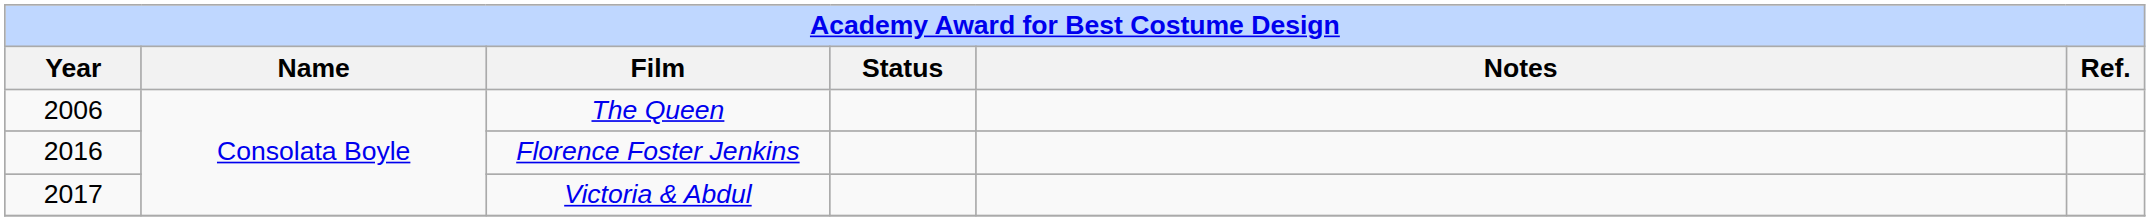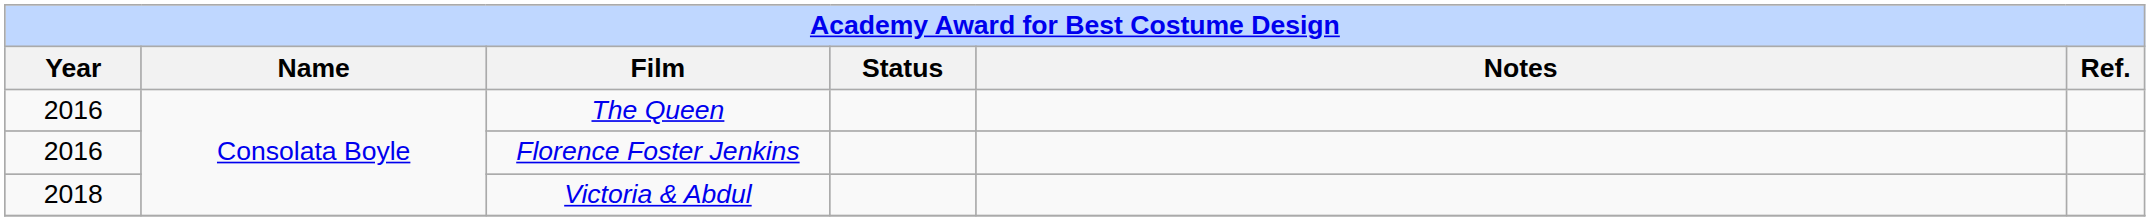(73, 109) 2006 -> (73, 109) 2016
(73, 194) 2017 -> (73, 194) 2018
